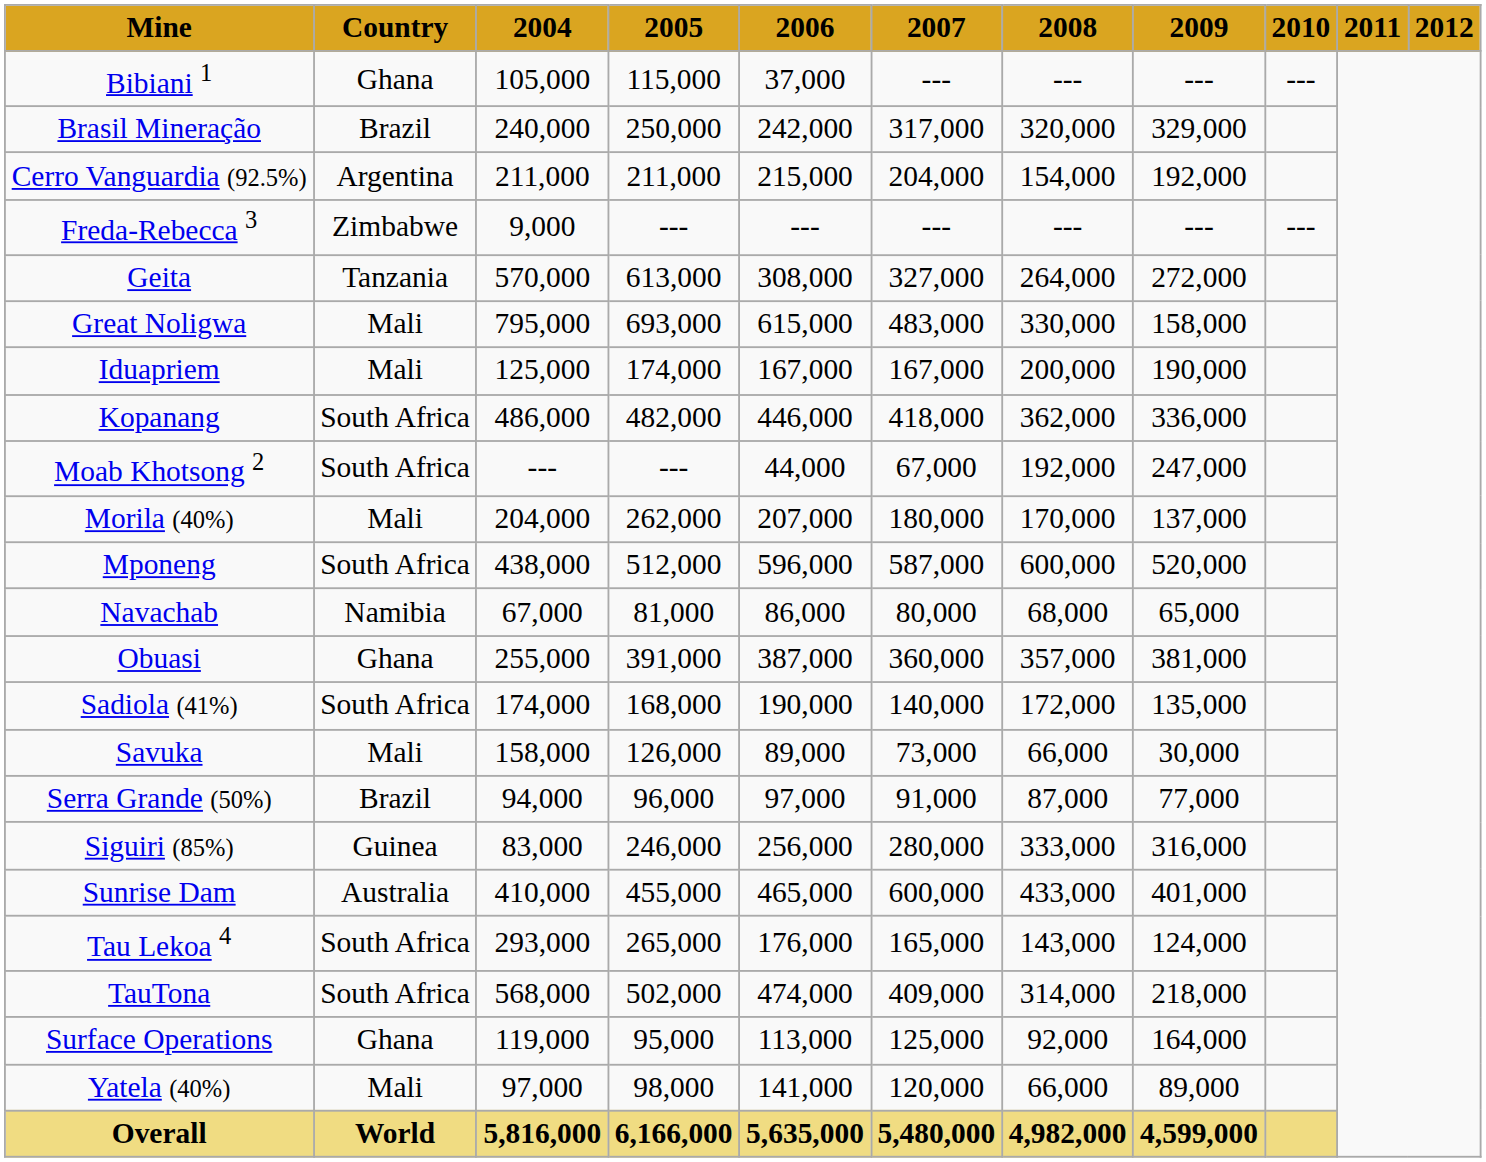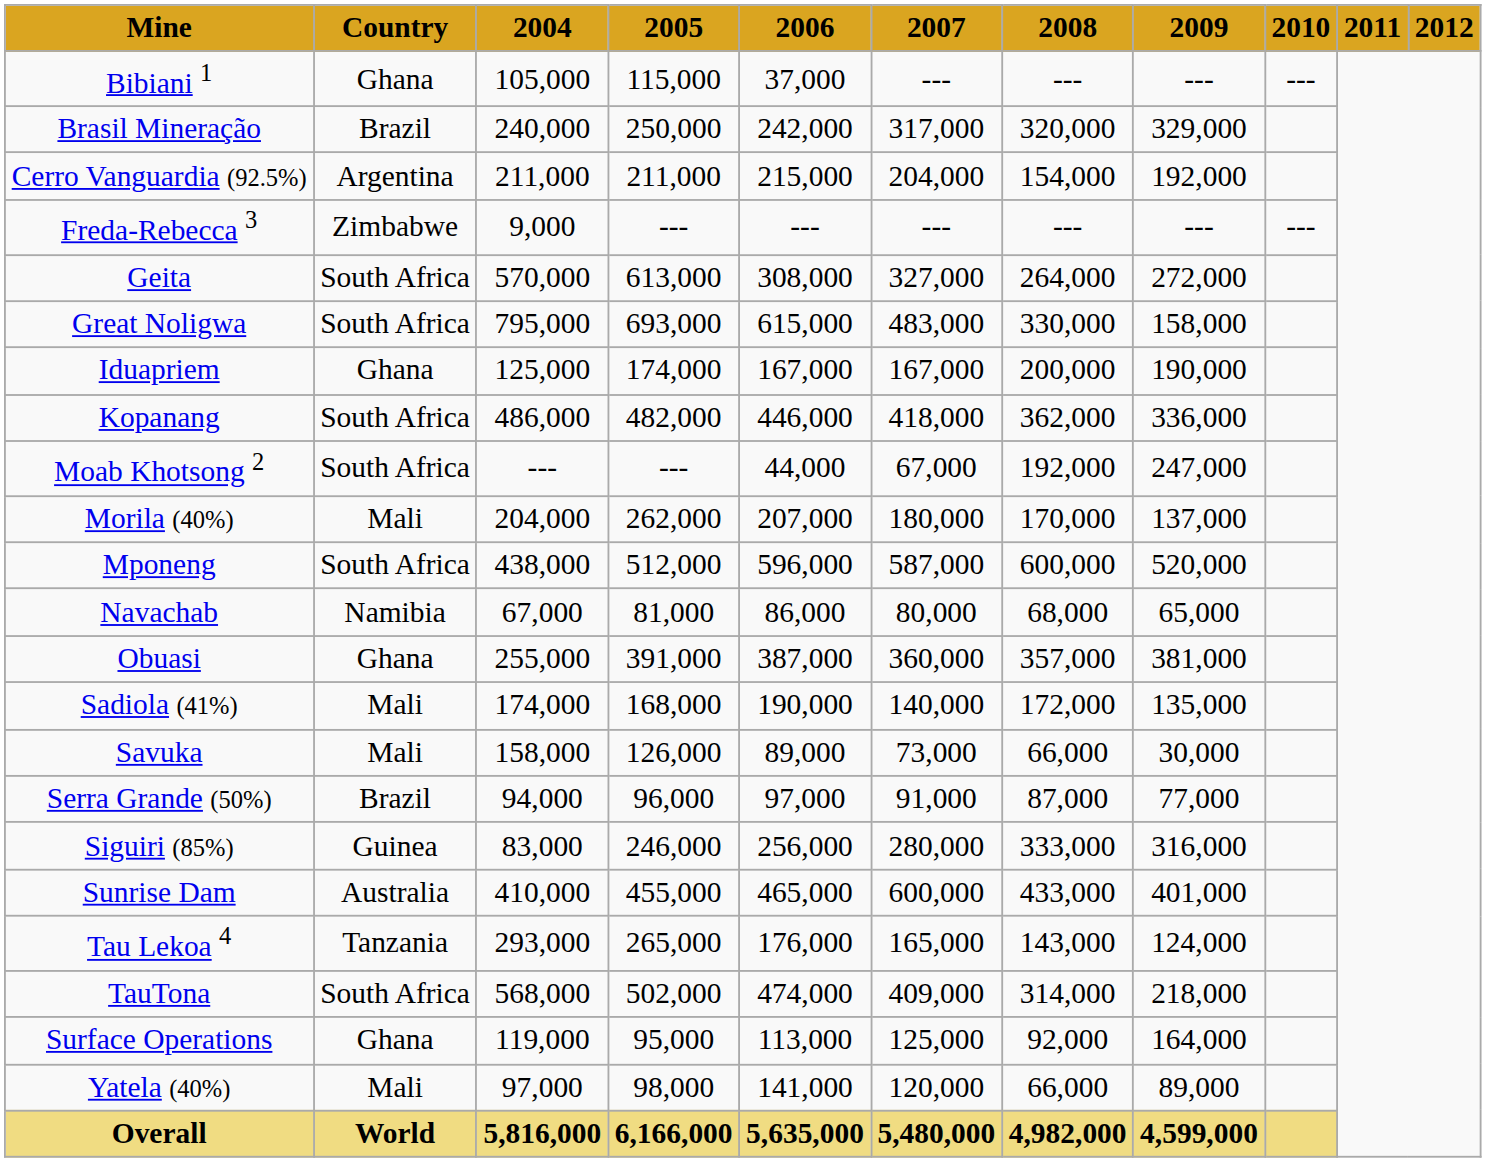(395, 277) Tanzania -> (395, 277) South Africa
(395, 323) Mali -> (395, 323) South Africa
(395, 370) Mali -> (395, 370) Ghana
(395, 705) South Africa -> (395, 705) Mali
(395, 942) South Africa -> (395, 942) Tanzania
